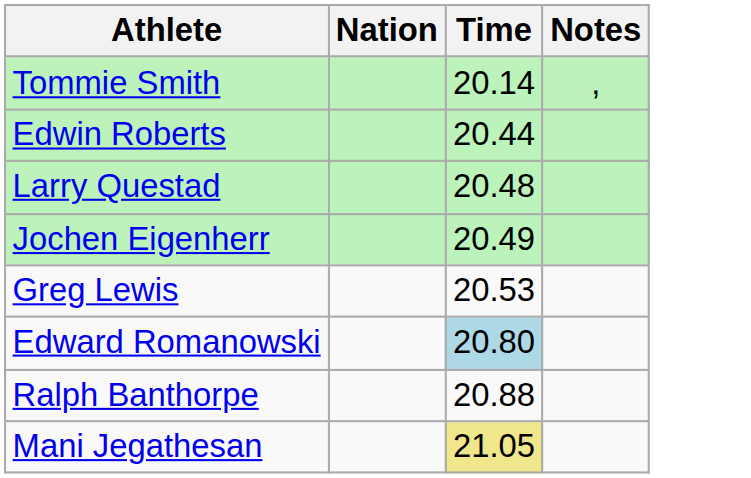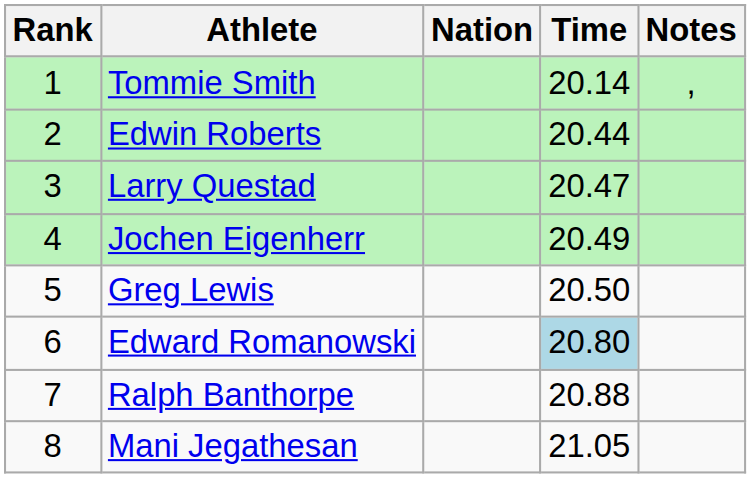+ column: (53, 30)
(494, 186) 20.48 -> (589, 186) 20.47
(494, 290) 20.53 -> (589, 290) 20.50
(494, 446) khaki background -> (589, 446) no background
